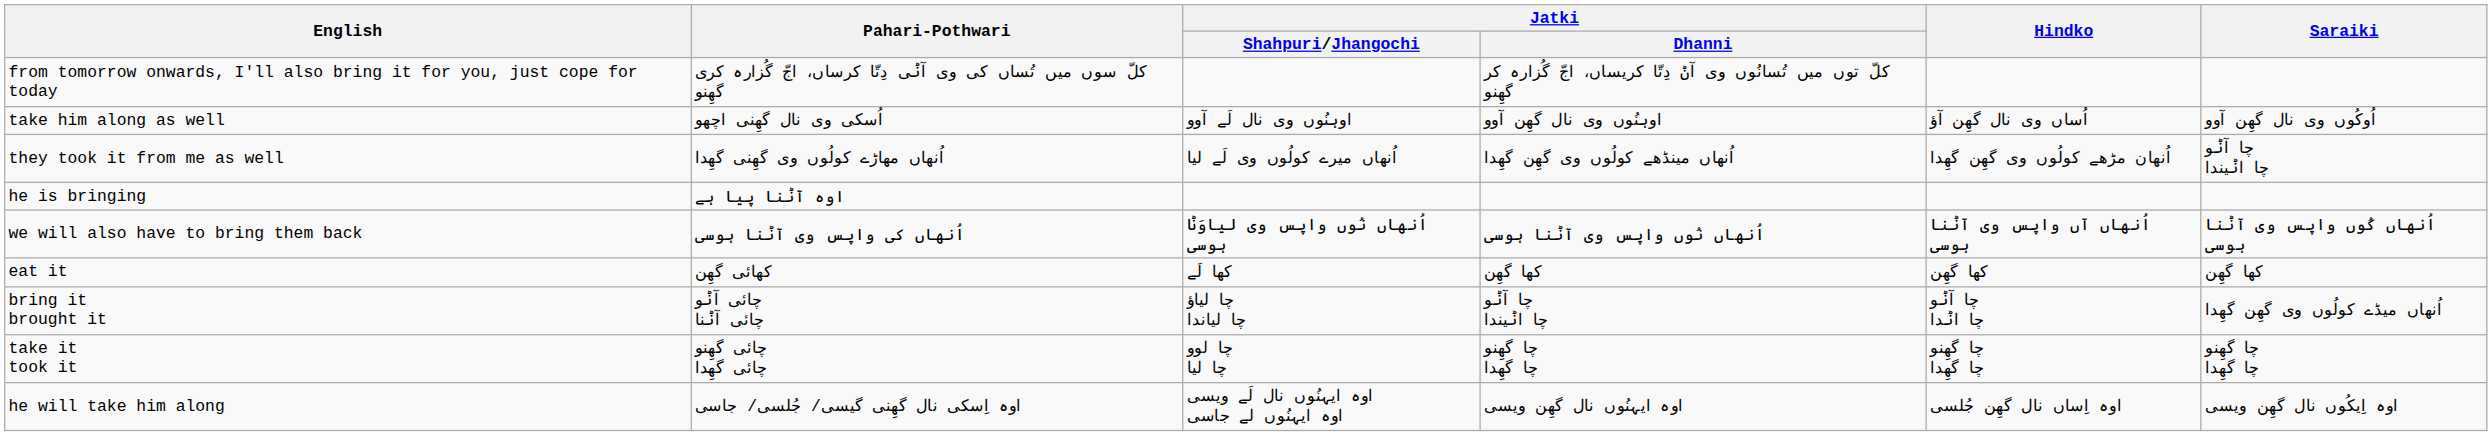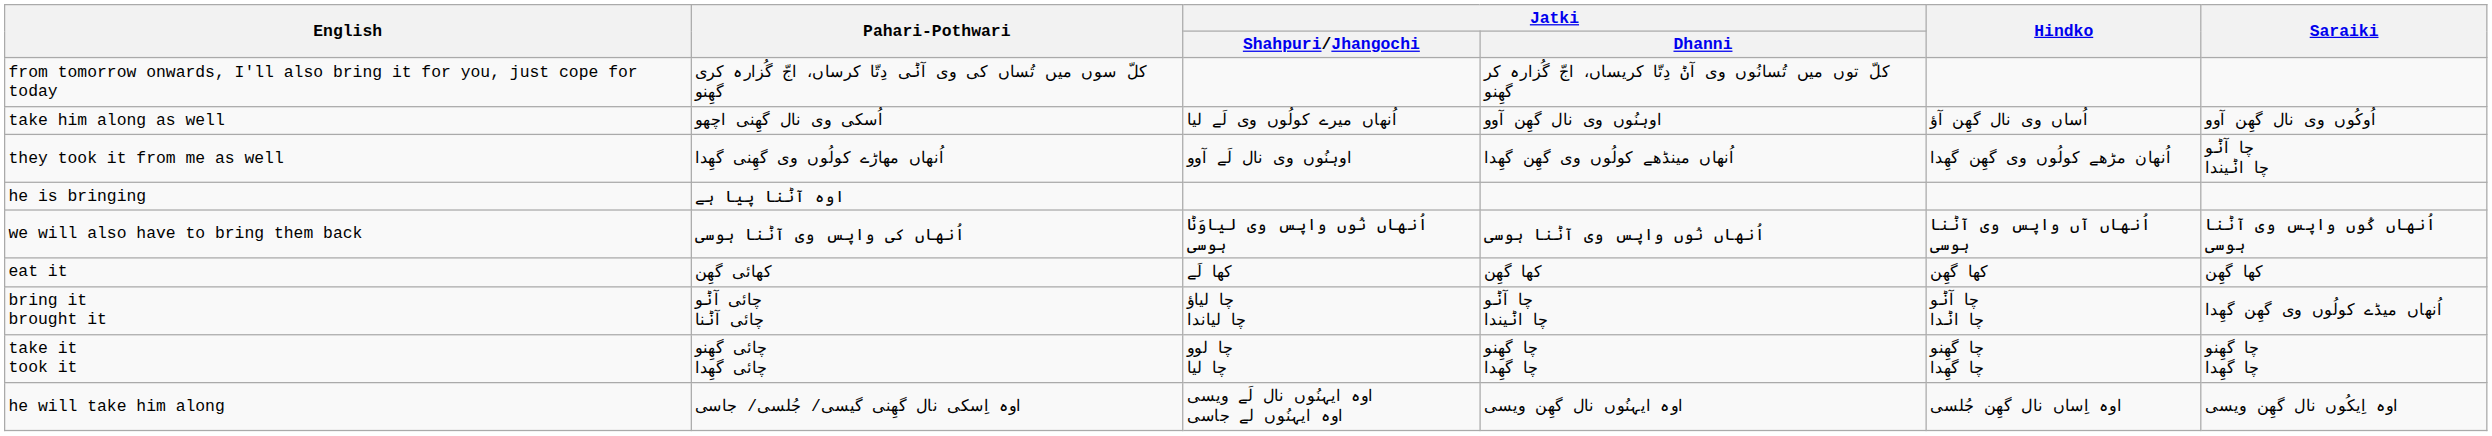(1269, 121) اوہنُوں وی نال لَے آوو -> (1292, 121) اُنھاں میرے کولُوں وی لَے لیا
(1292, 159) اُنھاں میرے کولُوں وی لَے لیا -> (1269, 159) اوہنُوں وی نال لَے آوو
